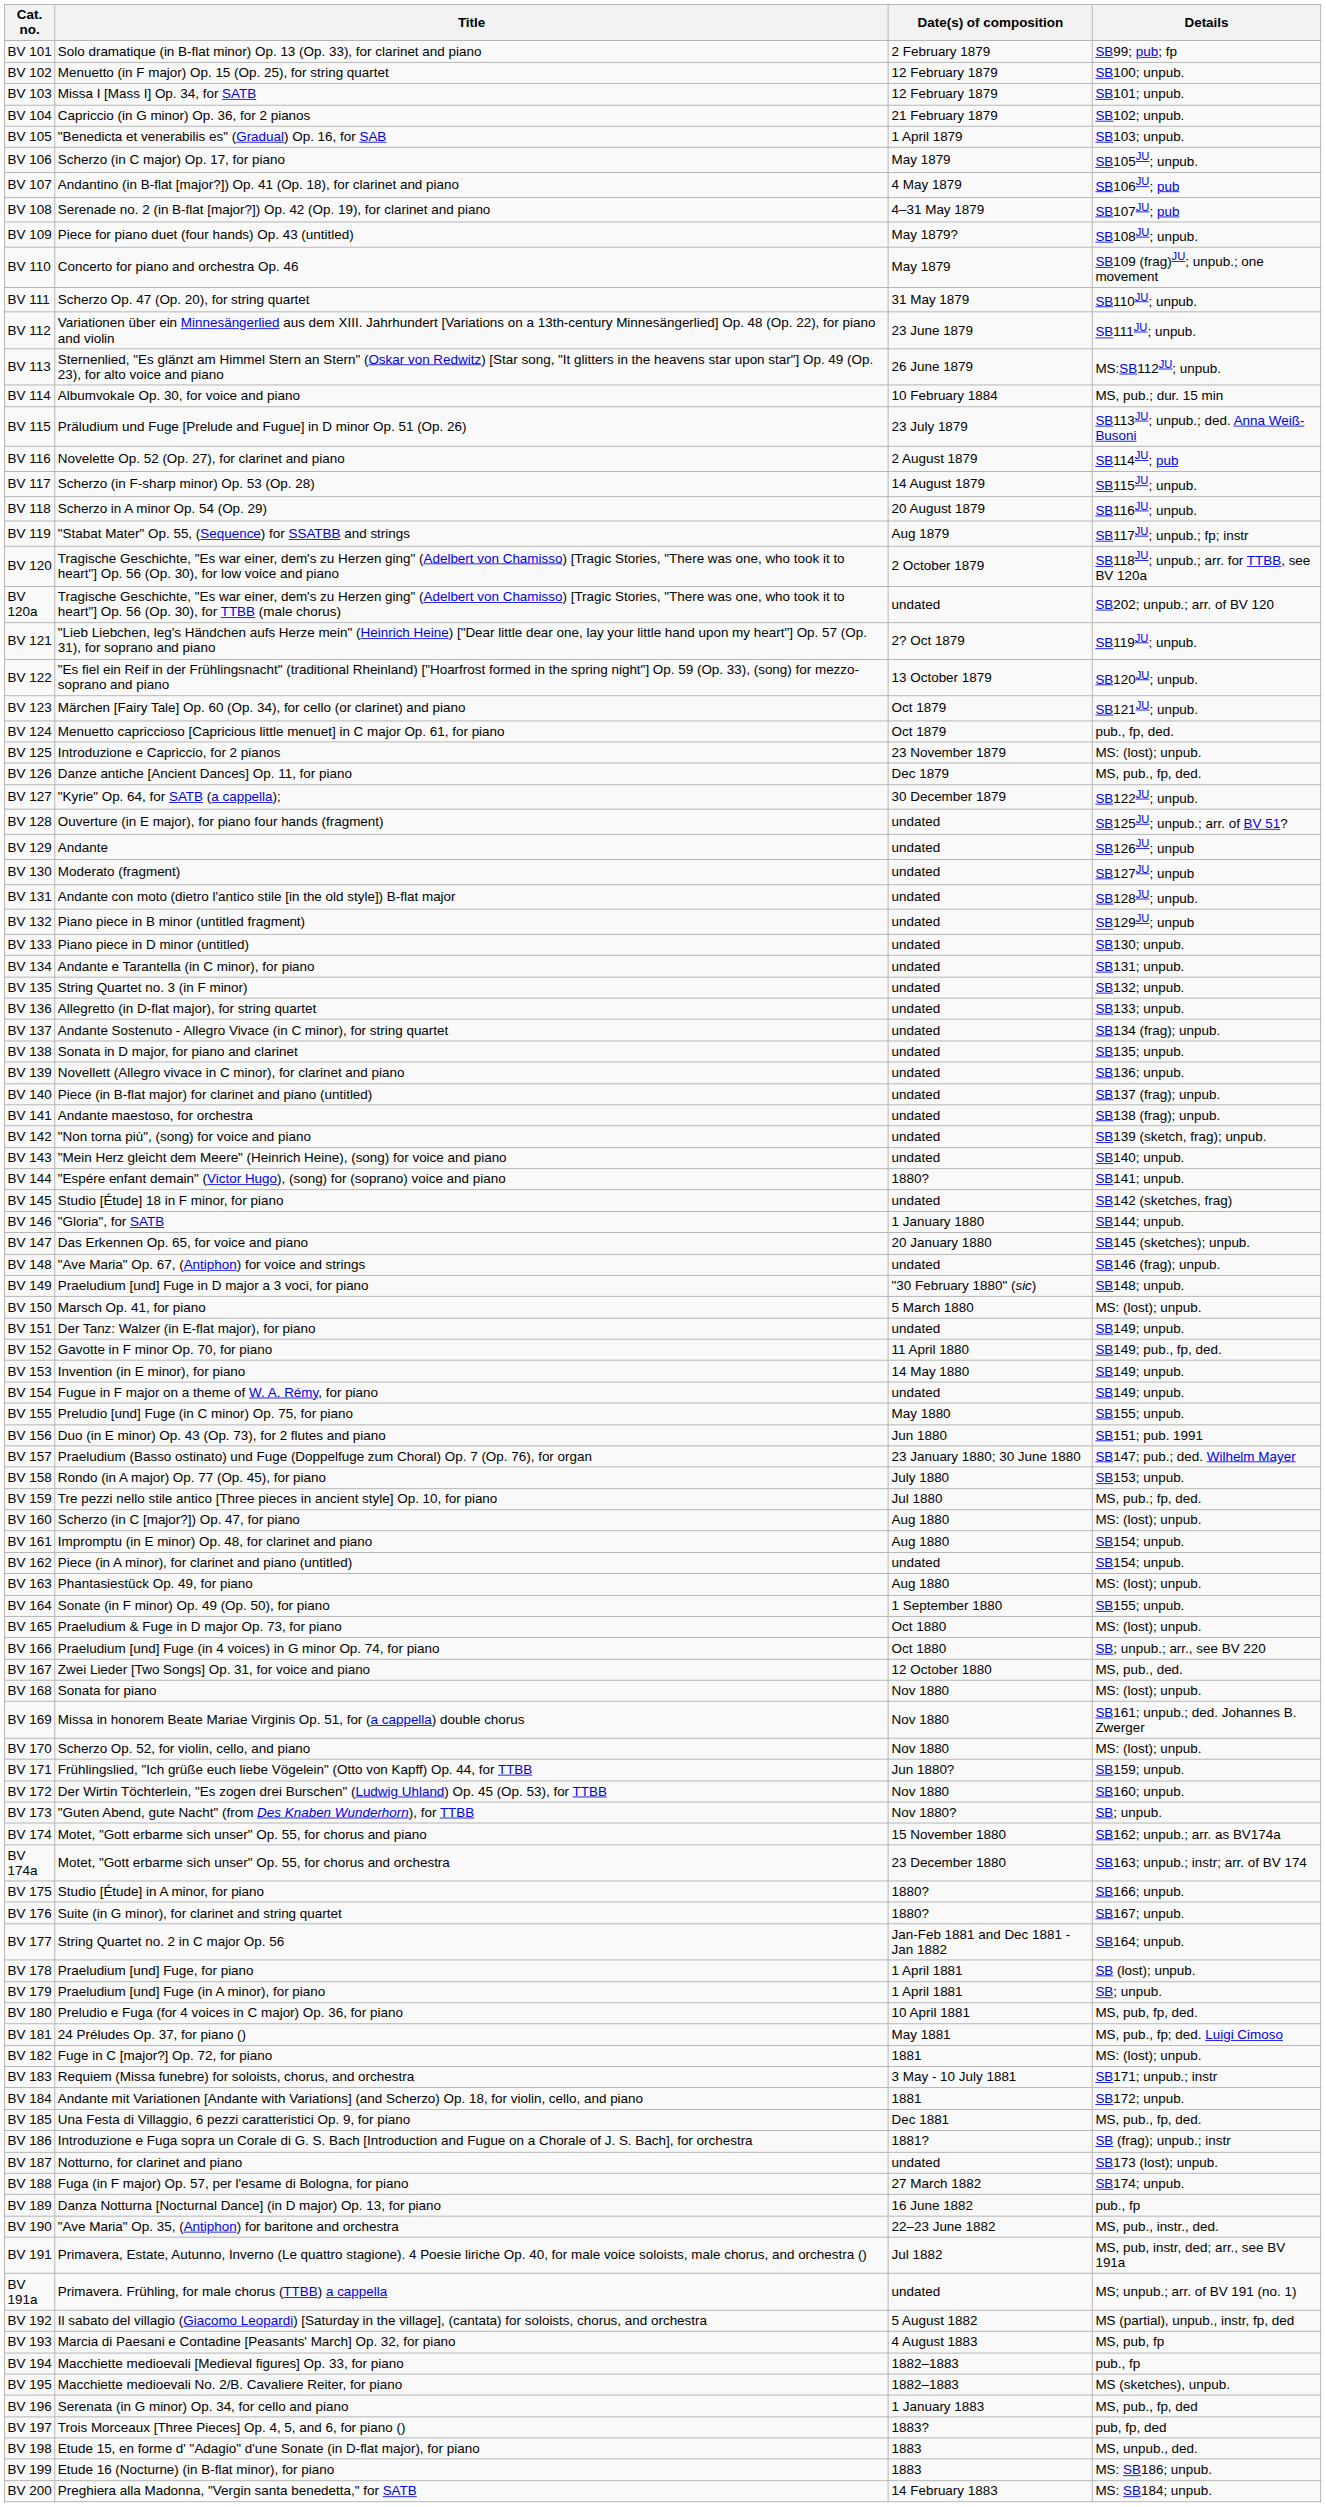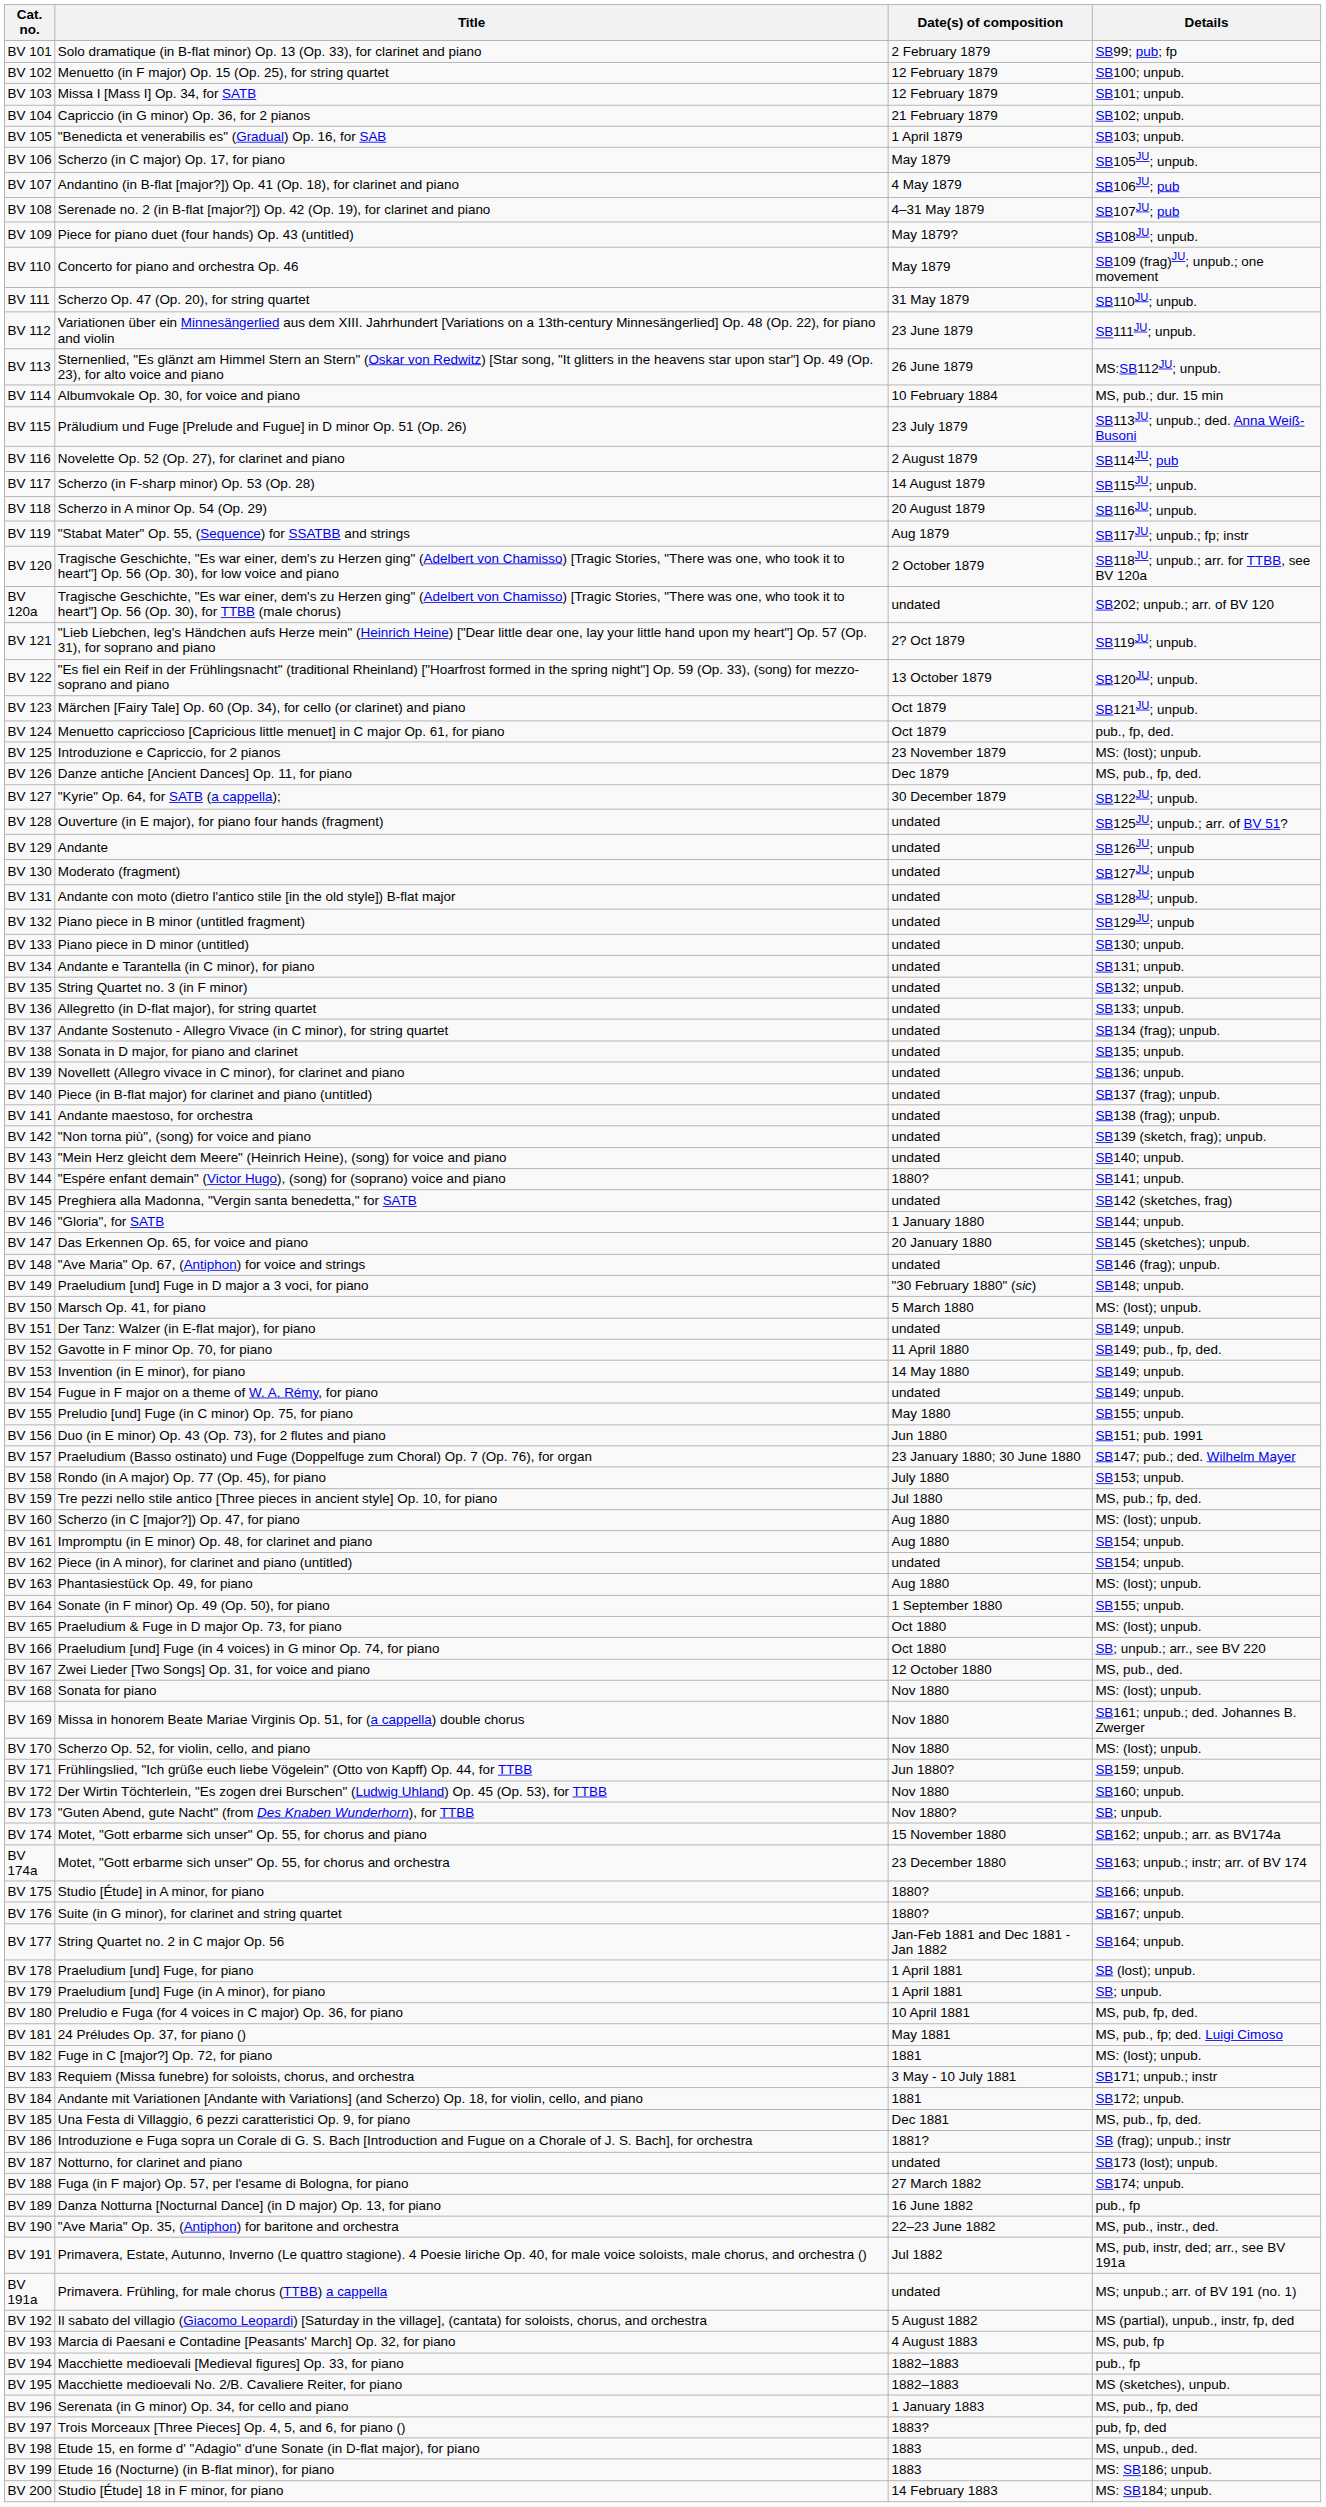(171, 1200) Studio [Étude] 18 in F minor, for piano -> (237, 1200) Preghiera alla Madonna, "Vergin santa benedetta," for SATB
(237, 2491) Preghiera alla Madonna, "Vergin santa benedetta," for SATB -> (171, 2491) Studio [Étude] 18 in F minor, for piano
